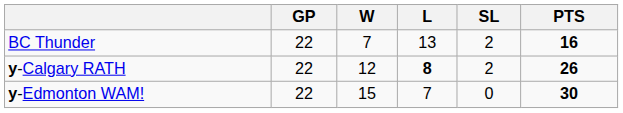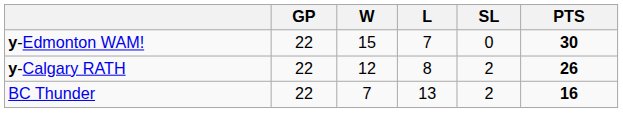rows swapped: (76, 94) <-> (52, 42)
(427, 68) bold -> (427, 68) normal
